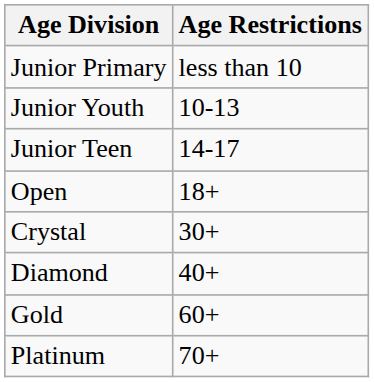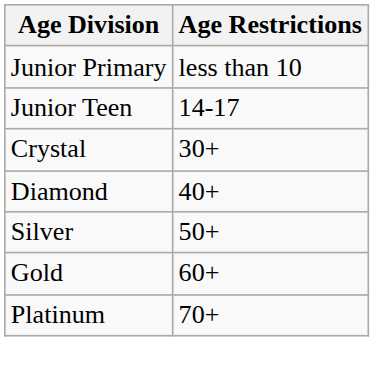- row: (78, 107)
- row: (39, 190)
+ row: (42, 231)
